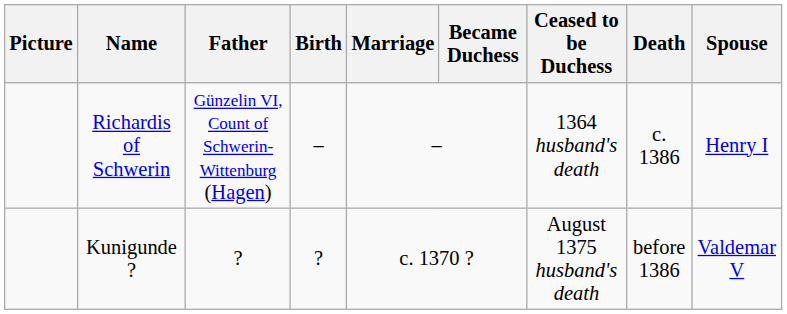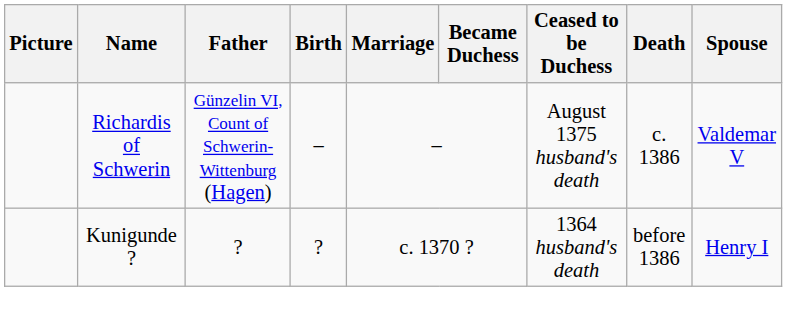(576, 145) 1364 husband's death -> (576, 145) August 1375 husband's death
(737, 145) Henry I -> (737, 145) Valdemar V
(576, 258) August 1375 husband's death -> (576, 246) 1364 husband's death
(737, 258) Valdemar V -> (737, 246) Henry I
